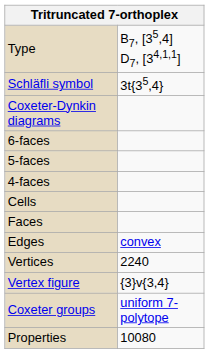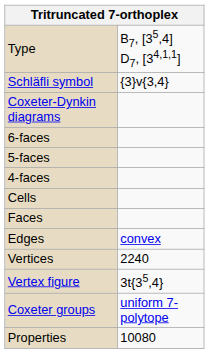(142, 84) 3t{35,4} -> (145, 82) {3}v{3,4}
(145, 283) {3}v{3,4} -> (142, 281) 3t{35,4}
